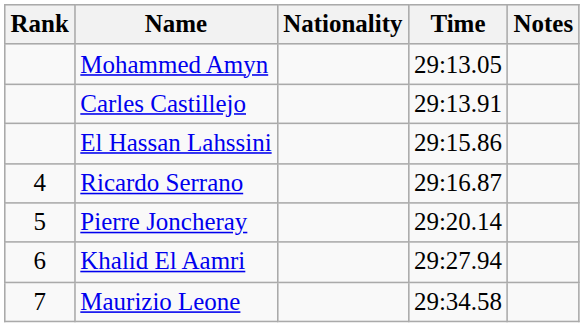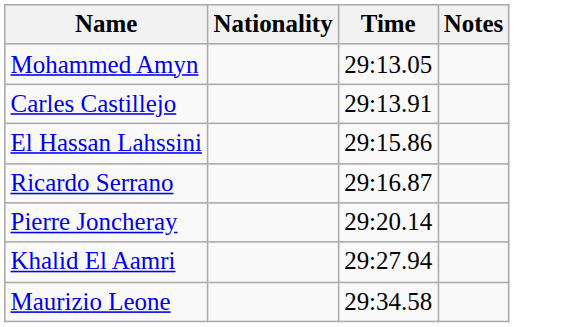- column: (40, 24)
